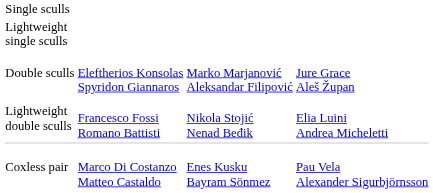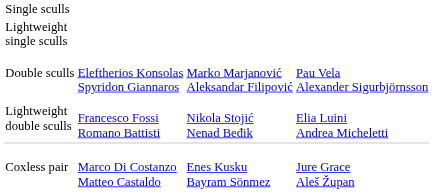(325, 79) Jure Grace Aleš Župan -> (362, 79) Pau Vela Alexander Sigurbjörnsson
(362, 174) Pau Vela Alexander Sigurbjörnsson -> (325, 174) Jure Grace Aleš Župan
